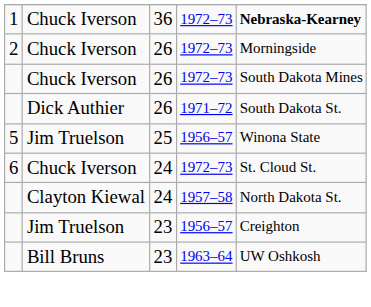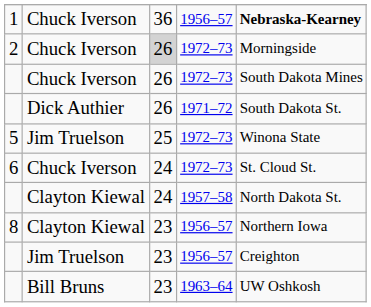(206, 19) 1972–73 -> (206, 19) 1956–57
(163, 49) no background -> (163, 49) lightgrey background
(206, 138) 1956–57 -> (206, 138) 1972–73
+ row: (14, 227)
